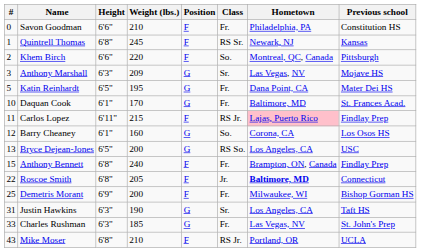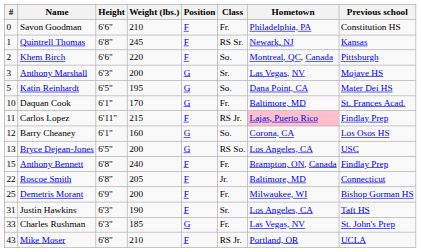(136, 73) 209 -> (136, 73) 200
(225, 88) Fr. -> (226, 88) So.
(279, 179) bold -> (278, 179) normal
(187, 210) G -> (186, 210) F
